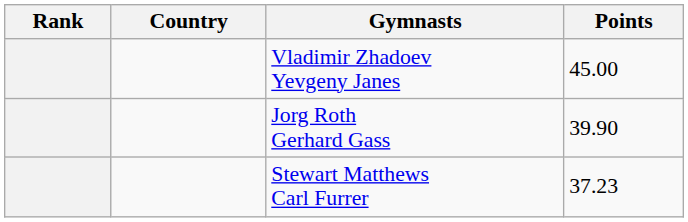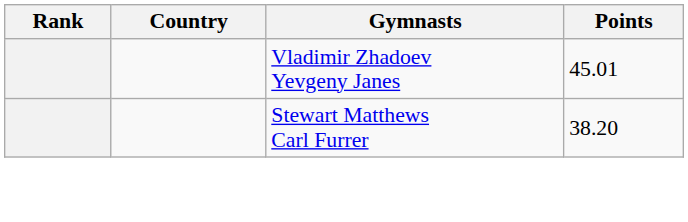(594, 68) 45.00 -> (594, 68) 45.01
- row: (331, 127)
(594, 186) 37.23 -> (594, 127) 38.20
